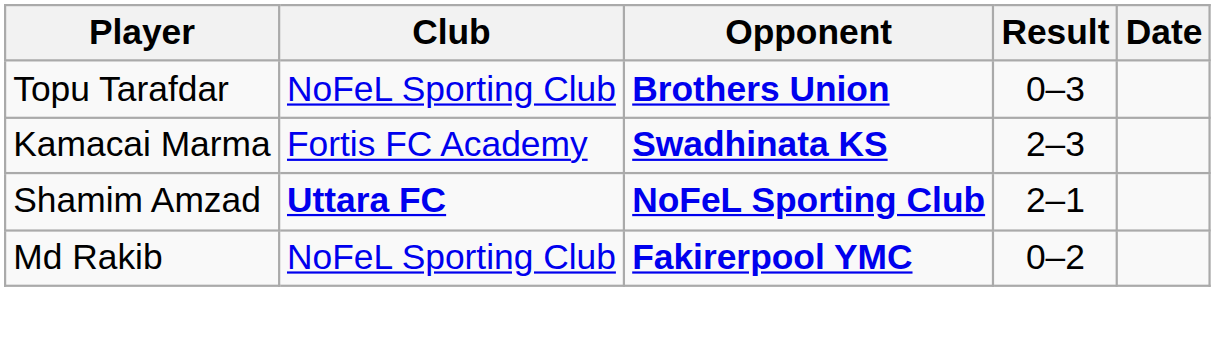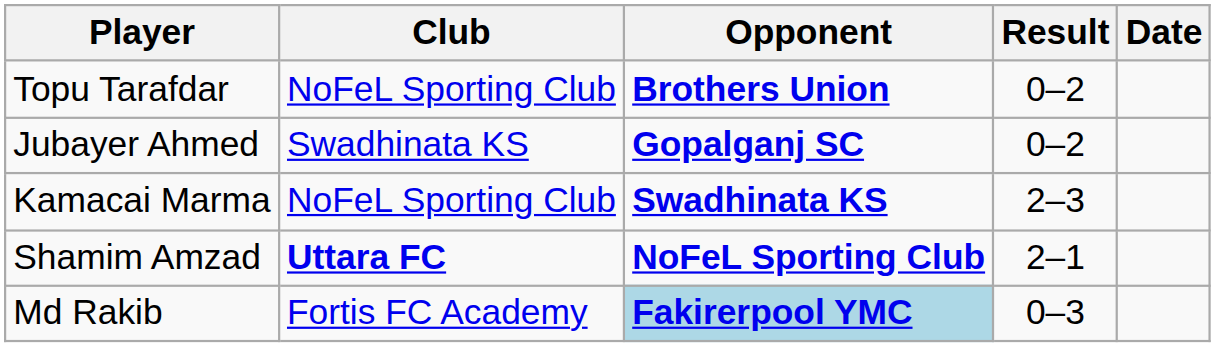(1055, 88) 0–3 -> (1055, 88) 0–2
+ row: (136, 144)
(437, 144) Fortis FC Academy -> (451, 200) NoFeL Sporting Club
(451, 256) NoFeL Sporting Club -> (437, 312) Fortis FC Academy
(772, 256) no background -> (772, 312) lightblue background
(1055, 256) 0–2 -> (1055, 312) 0–3
